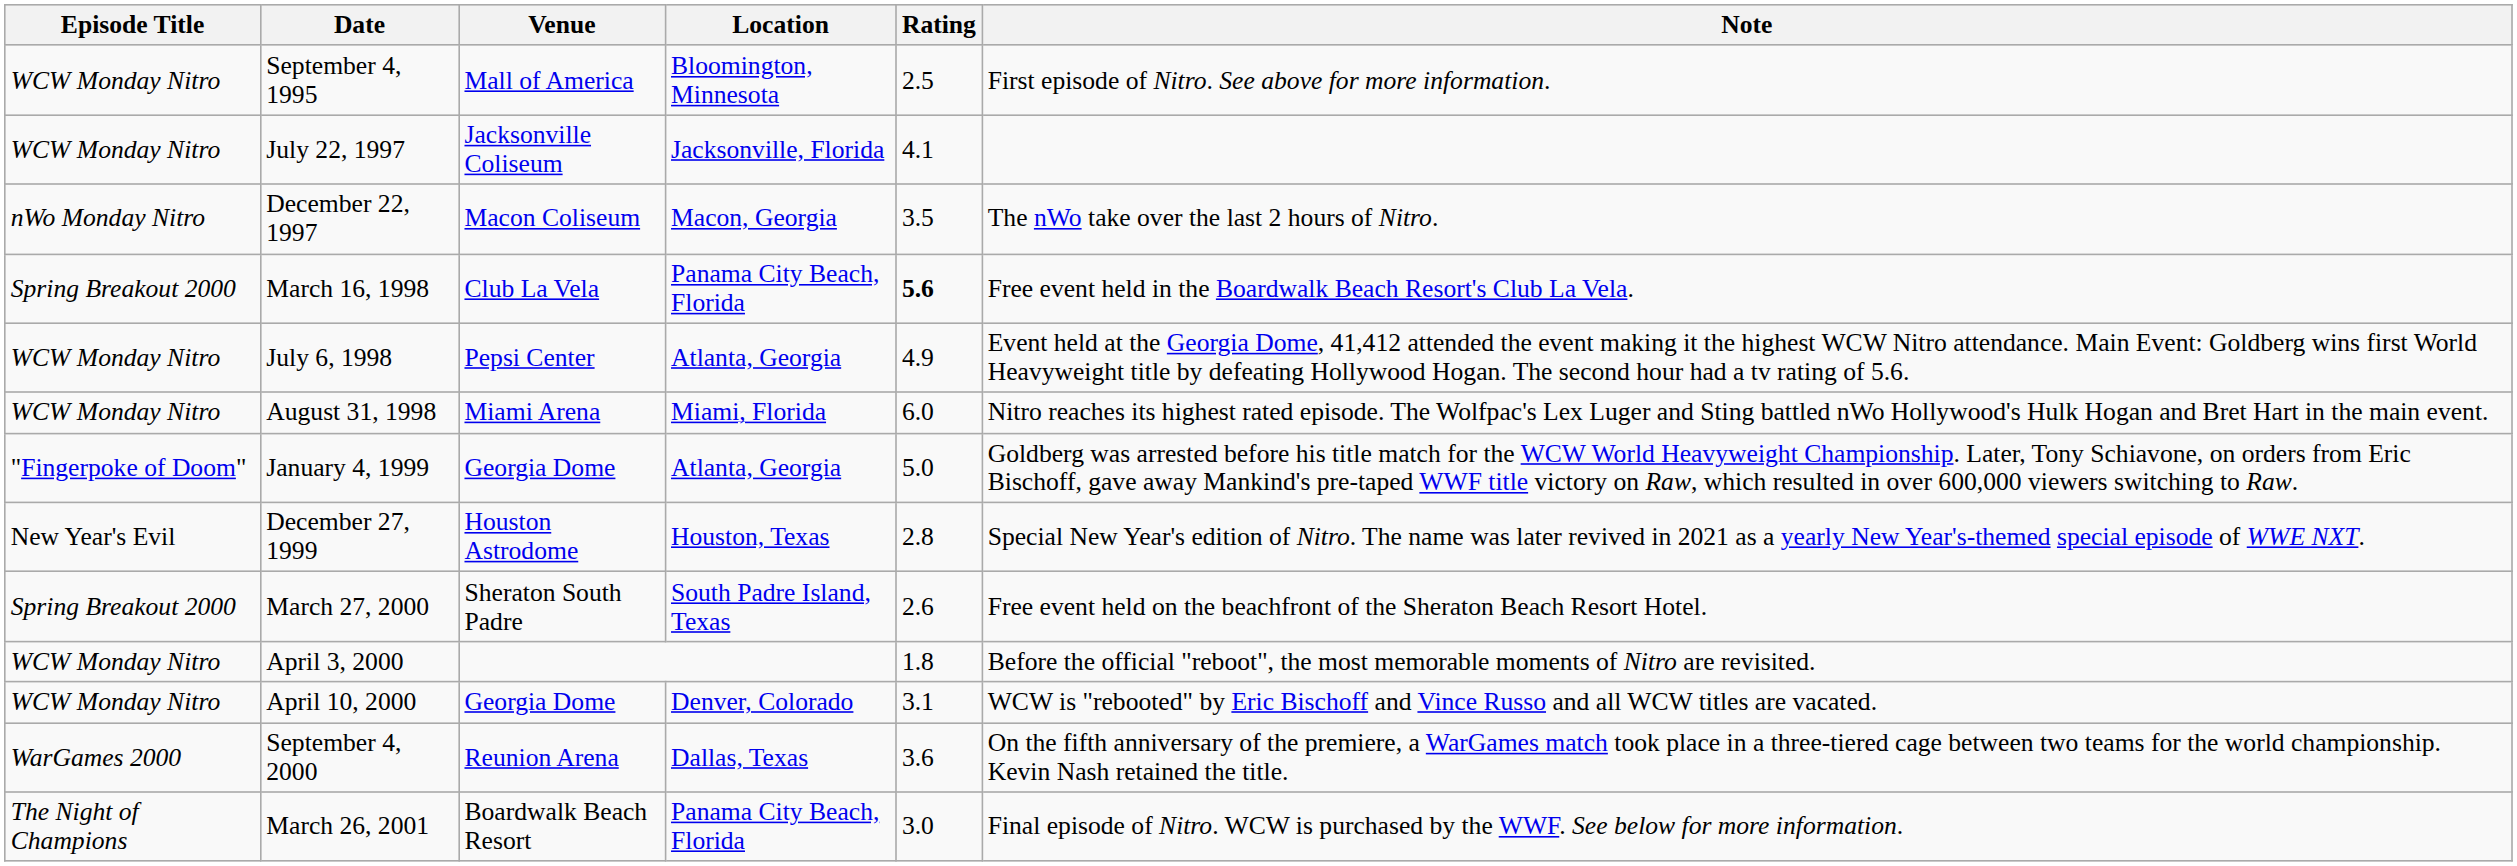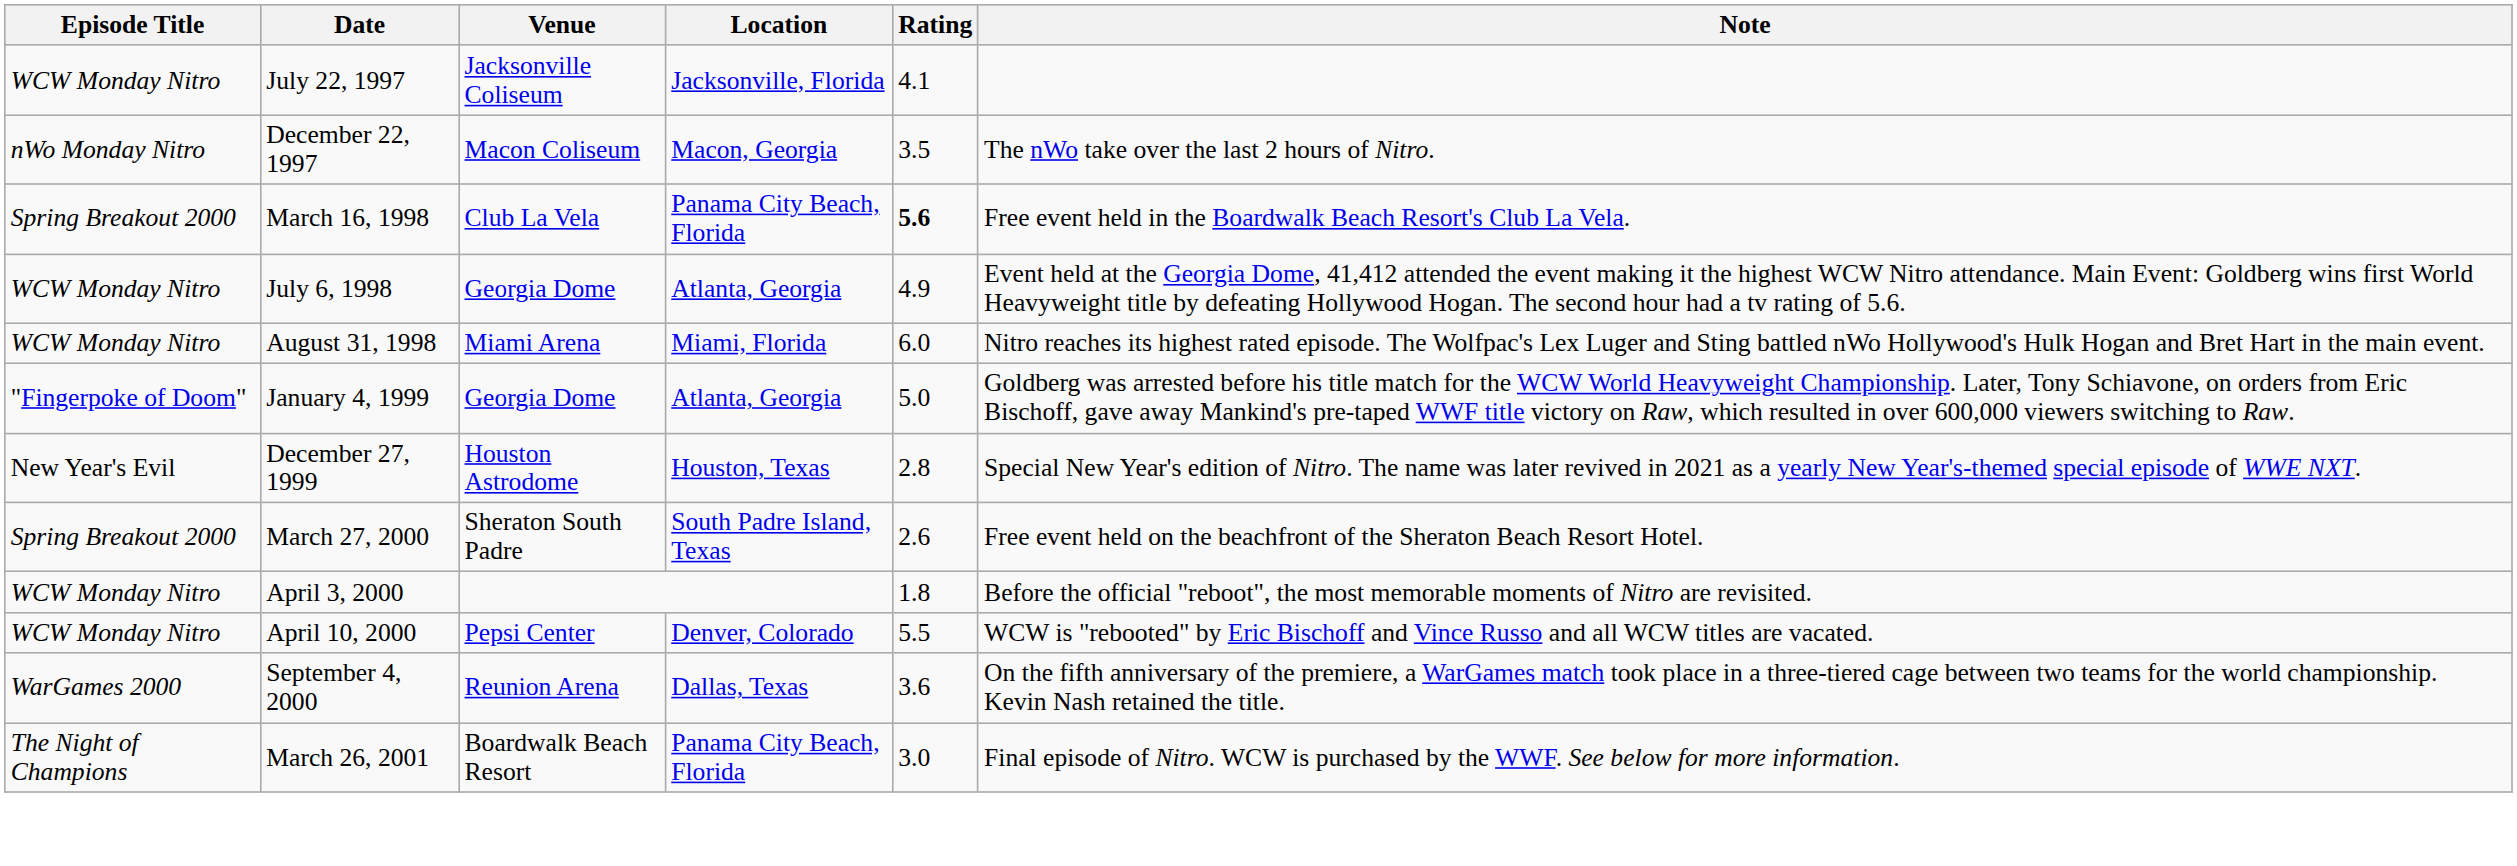- row: (334, 79)
(530, 357) Pepsi Center -> (540, 288) Georgia Dome
(540, 701) Georgia Dome -> (530, 632) Pepsi Center
(918, 701) 3.1 -> (914, 632) 5.5
